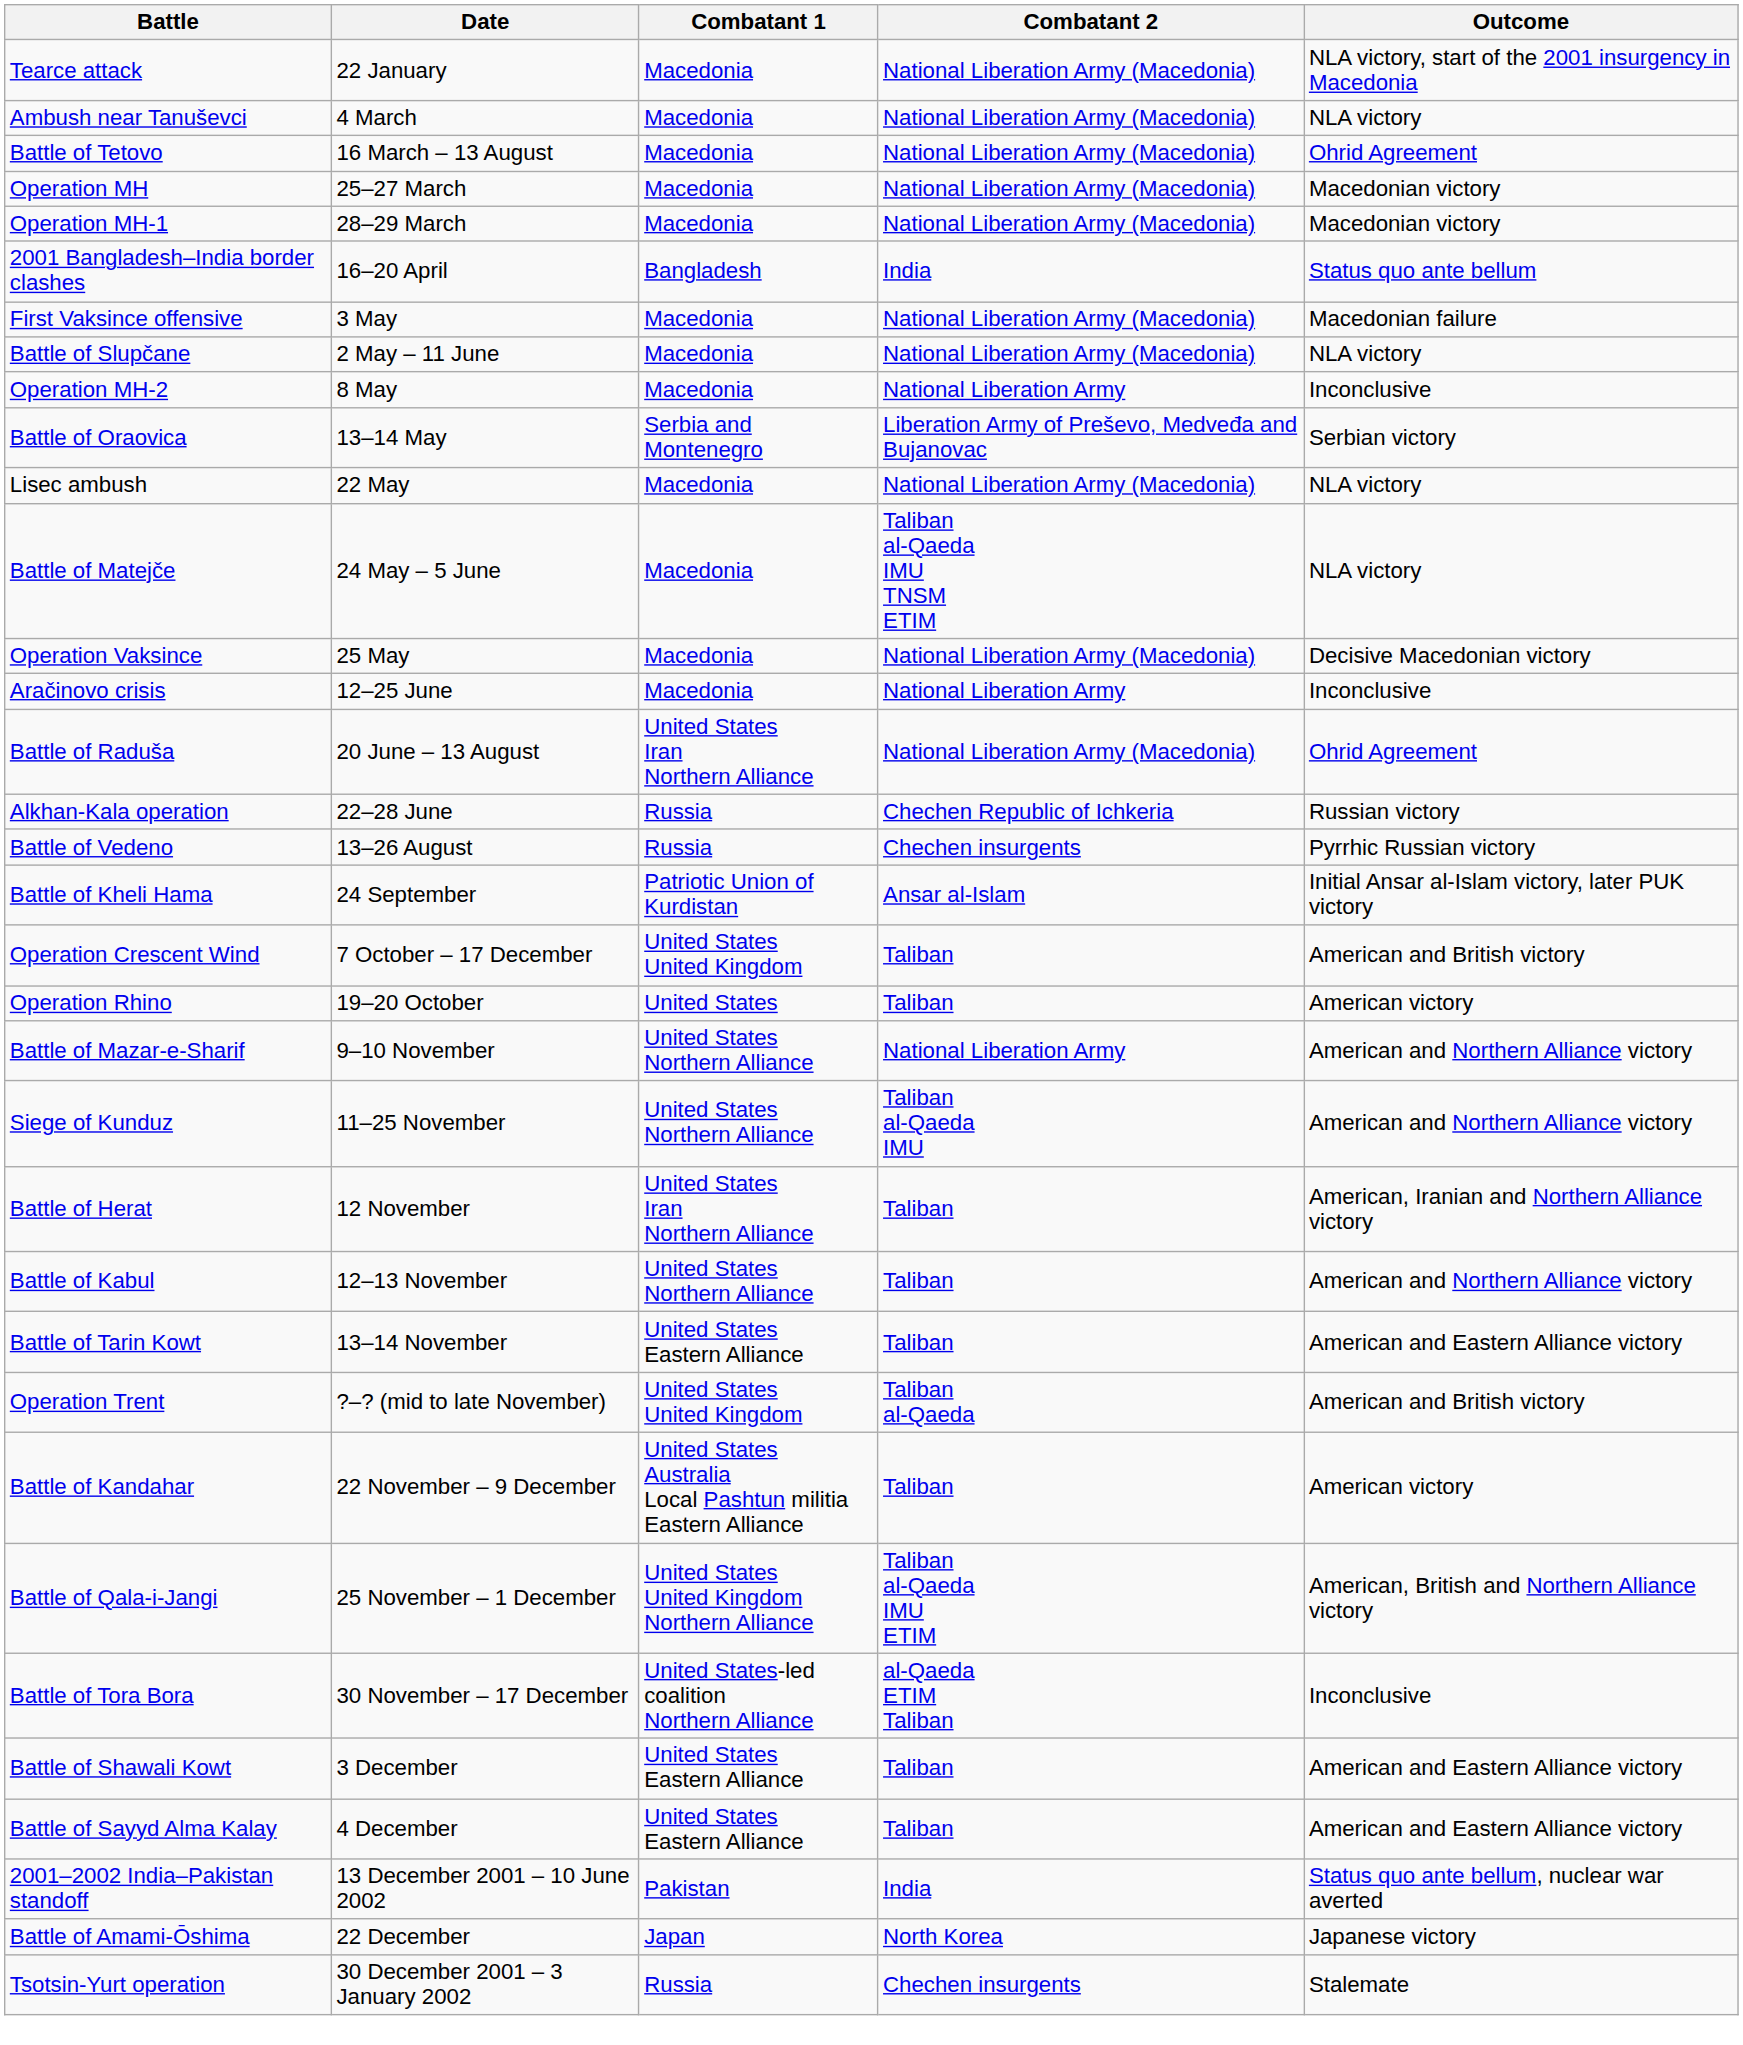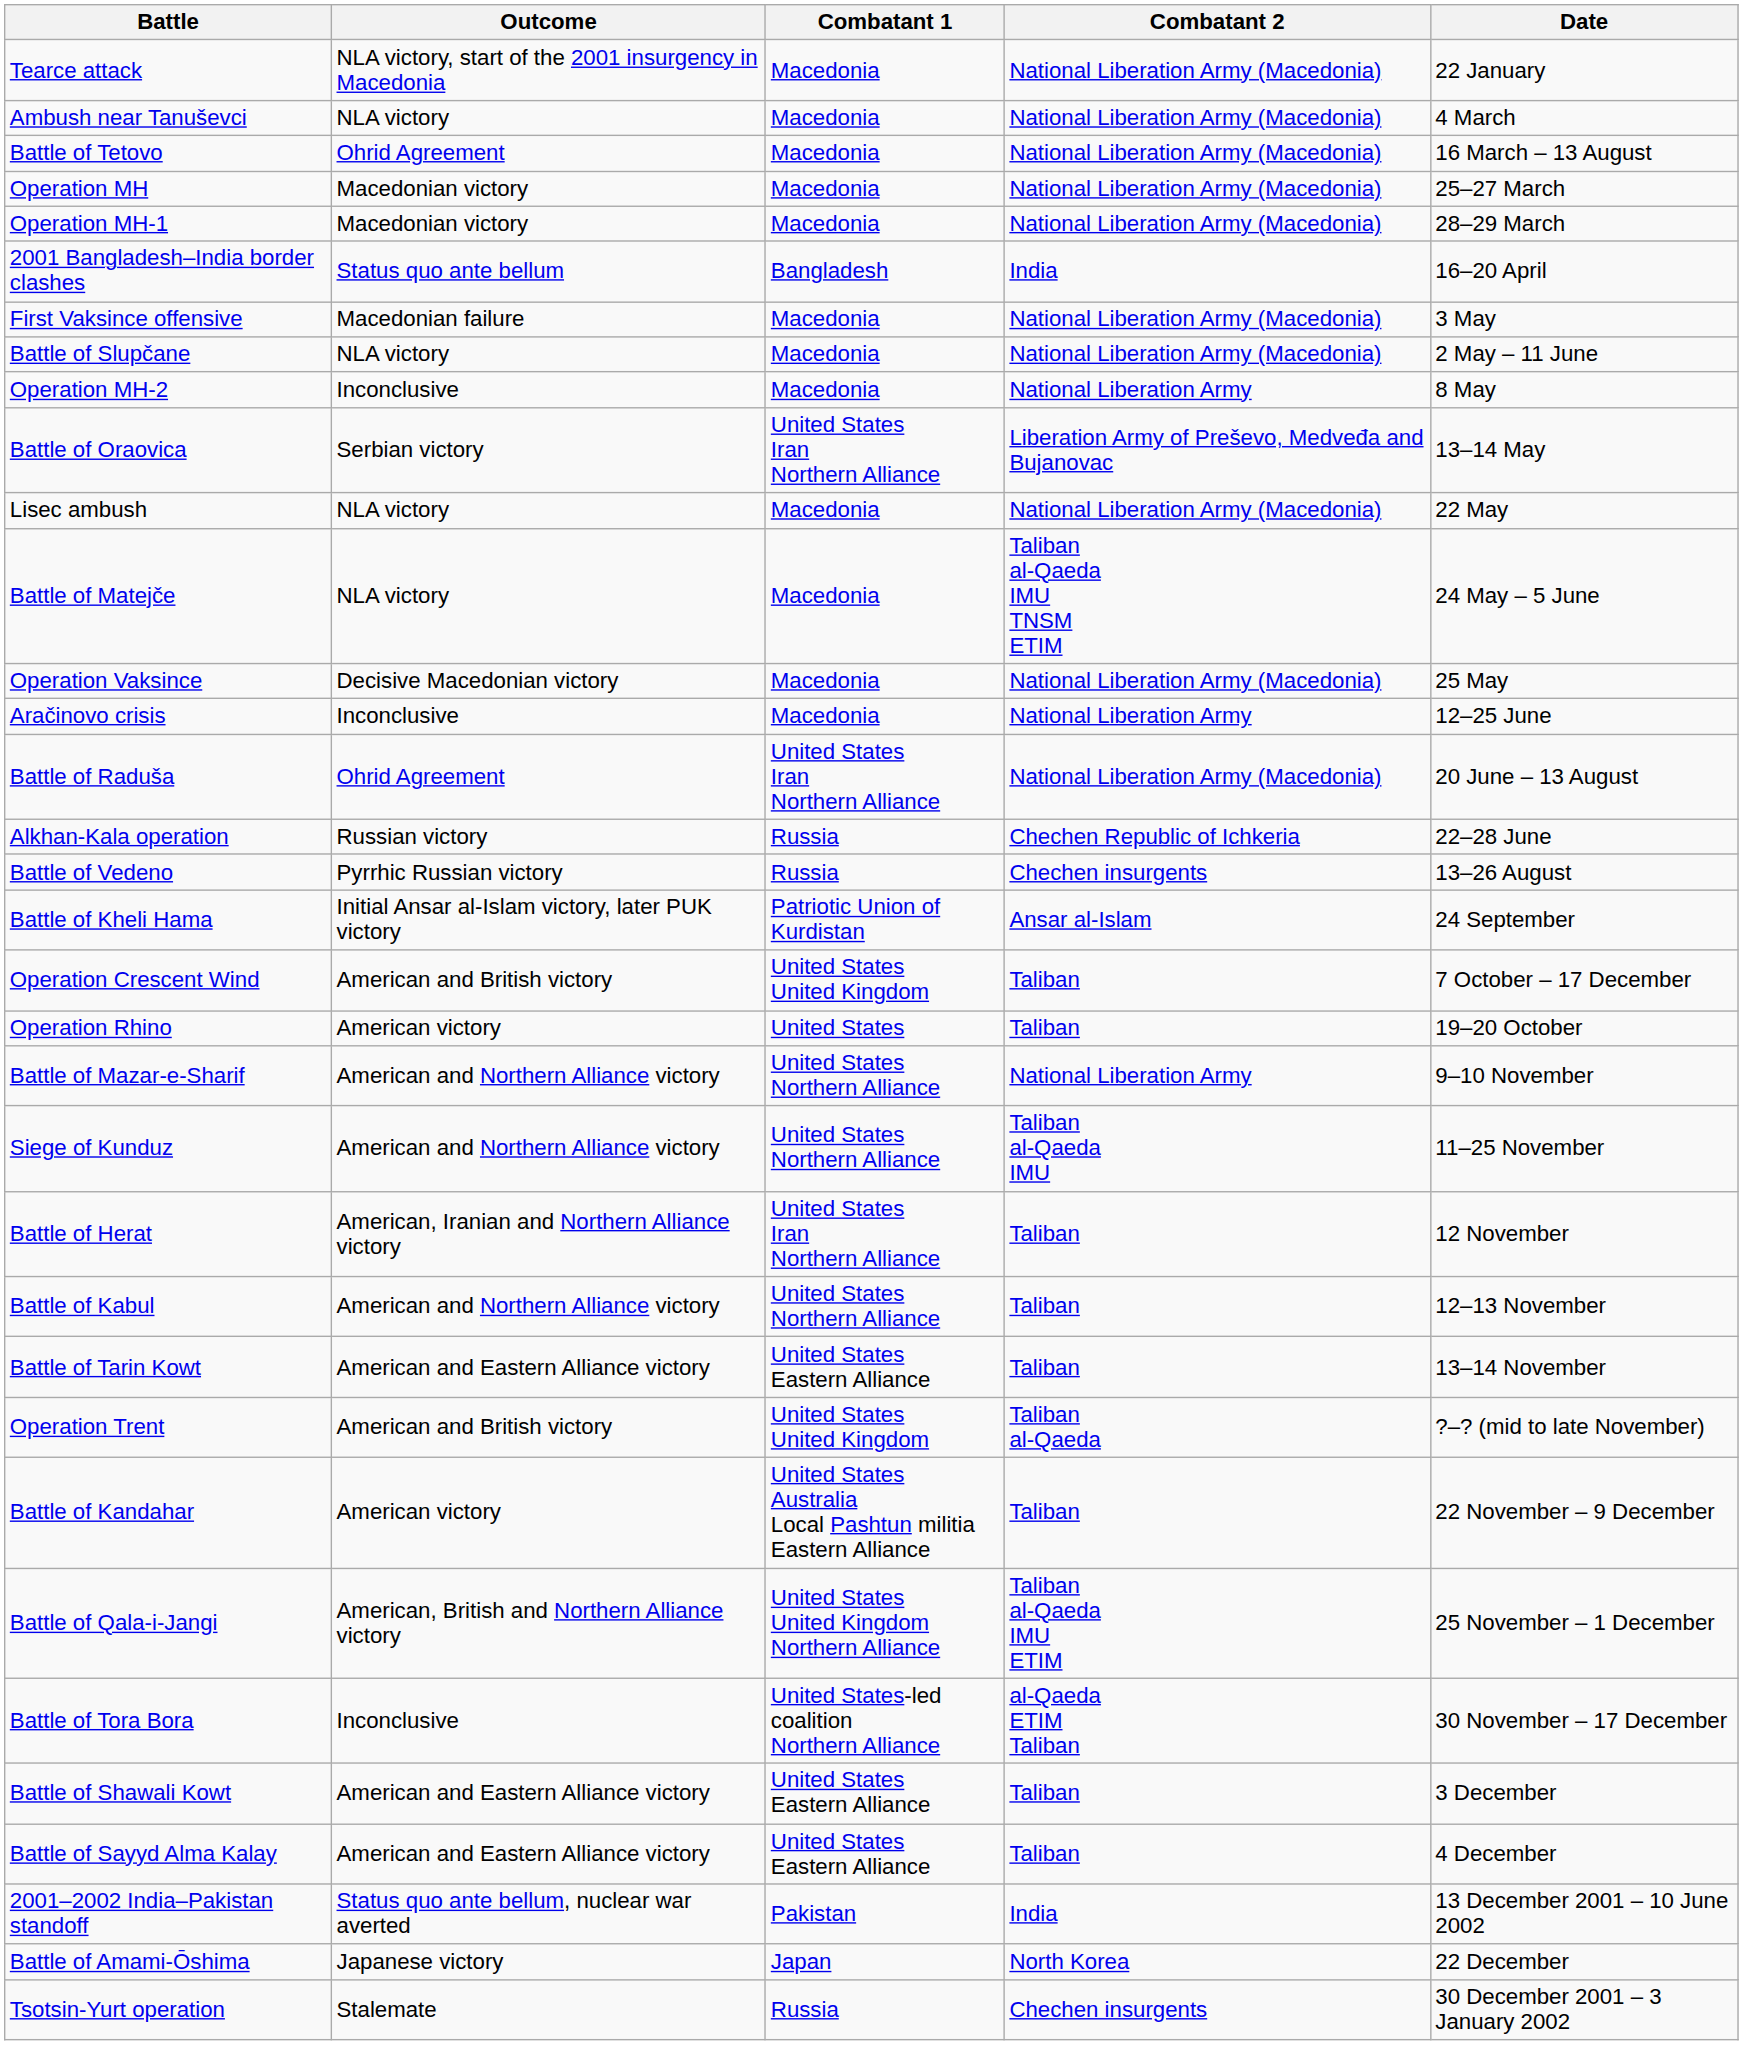columns swapped: (485, 22) <-> (1521, 22)
(704, 437) Serbia and Montenegro -> (856, 449) United States Iran Northern Alliance
